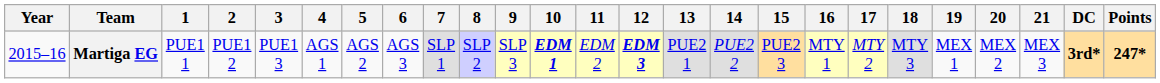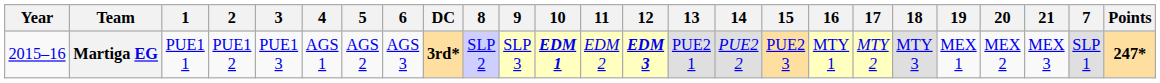columns swapped: (441, 17) <-> (1084, 17)
